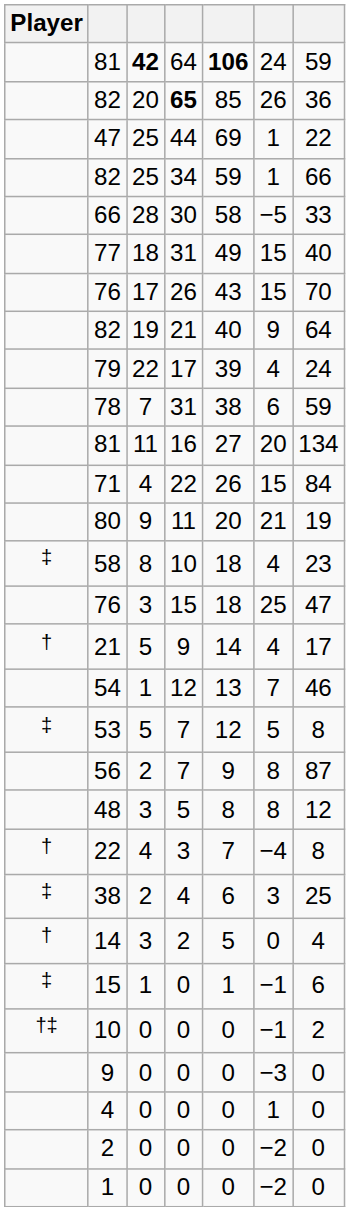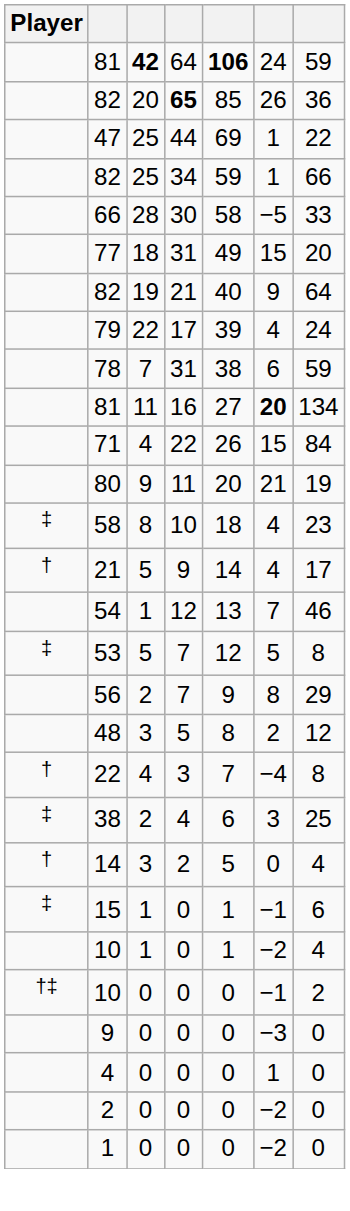(318, 253) 40 -> (318, 253) 20
- row: (107, 291)
(273, 445) normal -> (273, 406) bold
- row: (107, 604)
(318, 771) 87 -> (318, 694) 29
(273, 809) 8 -> (273, 732) 2
+ row: (107, 950)
